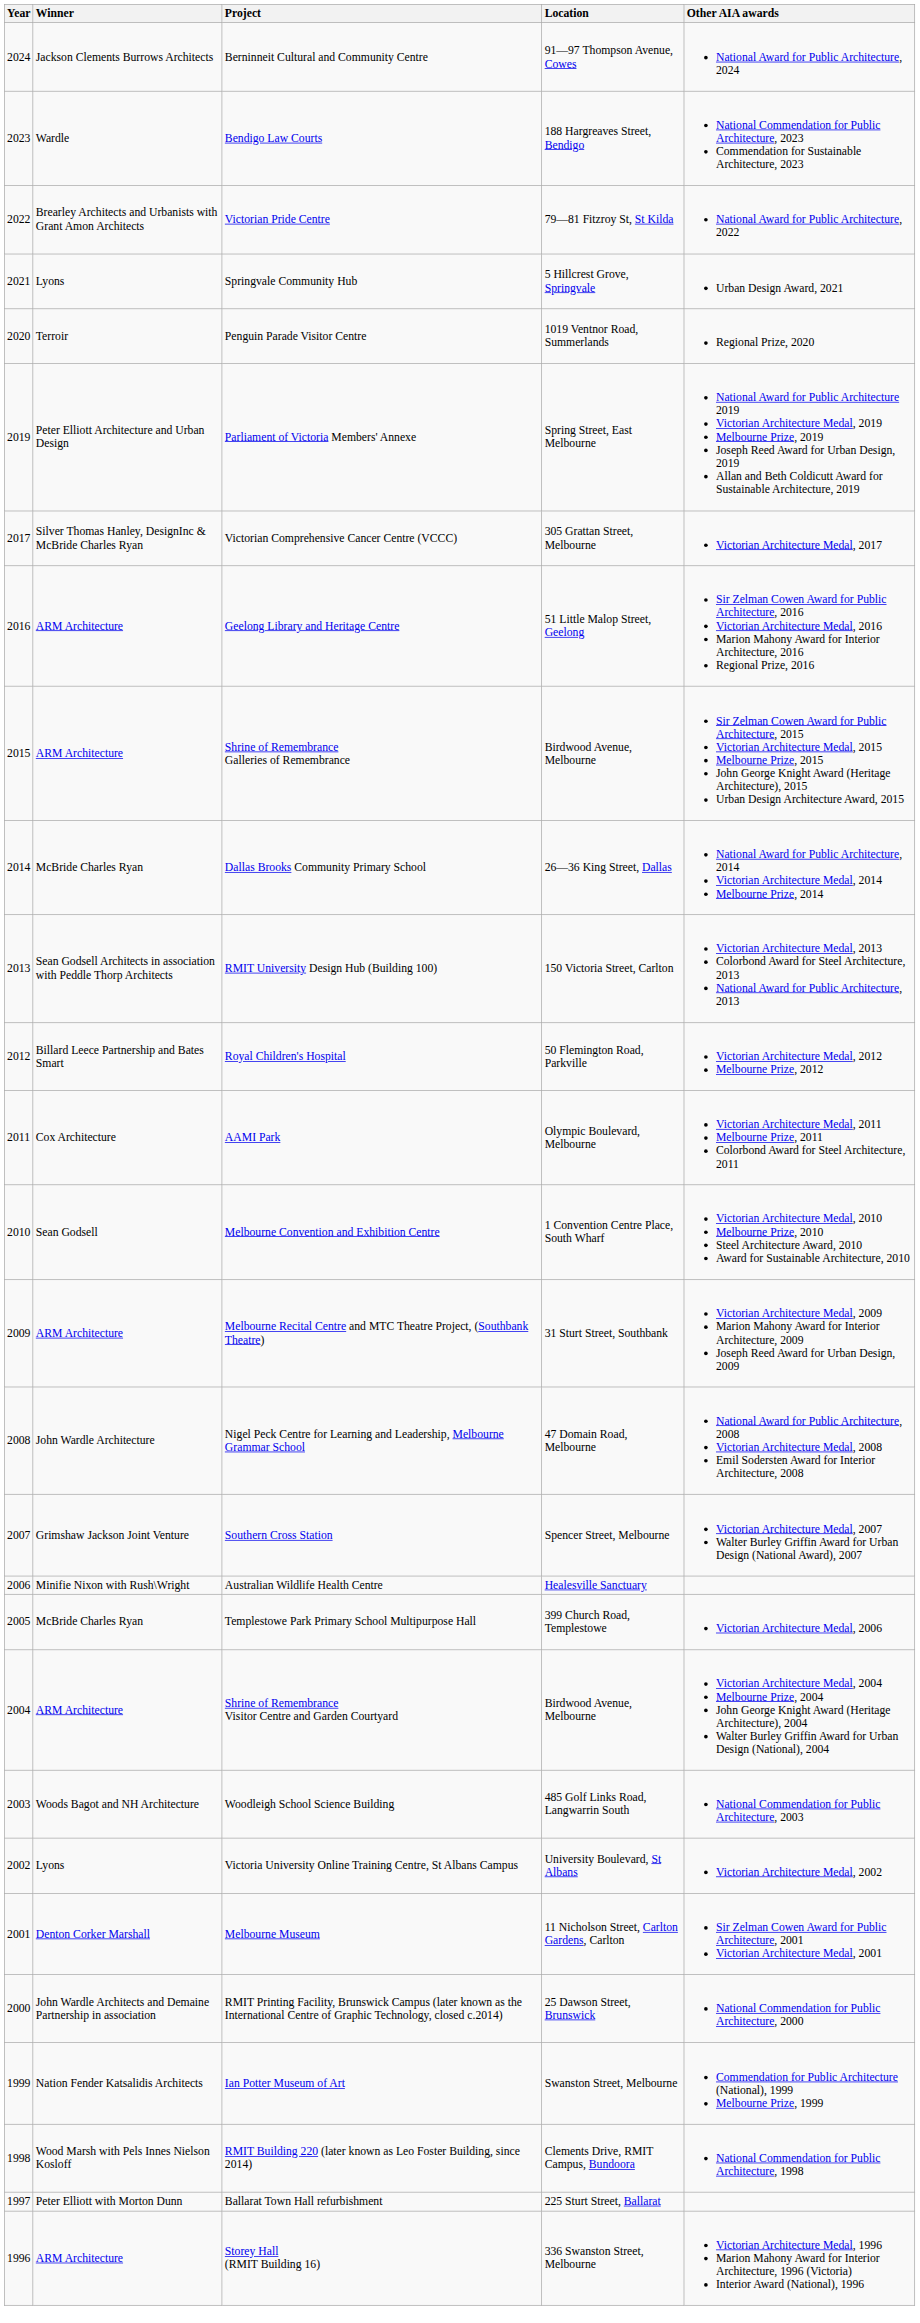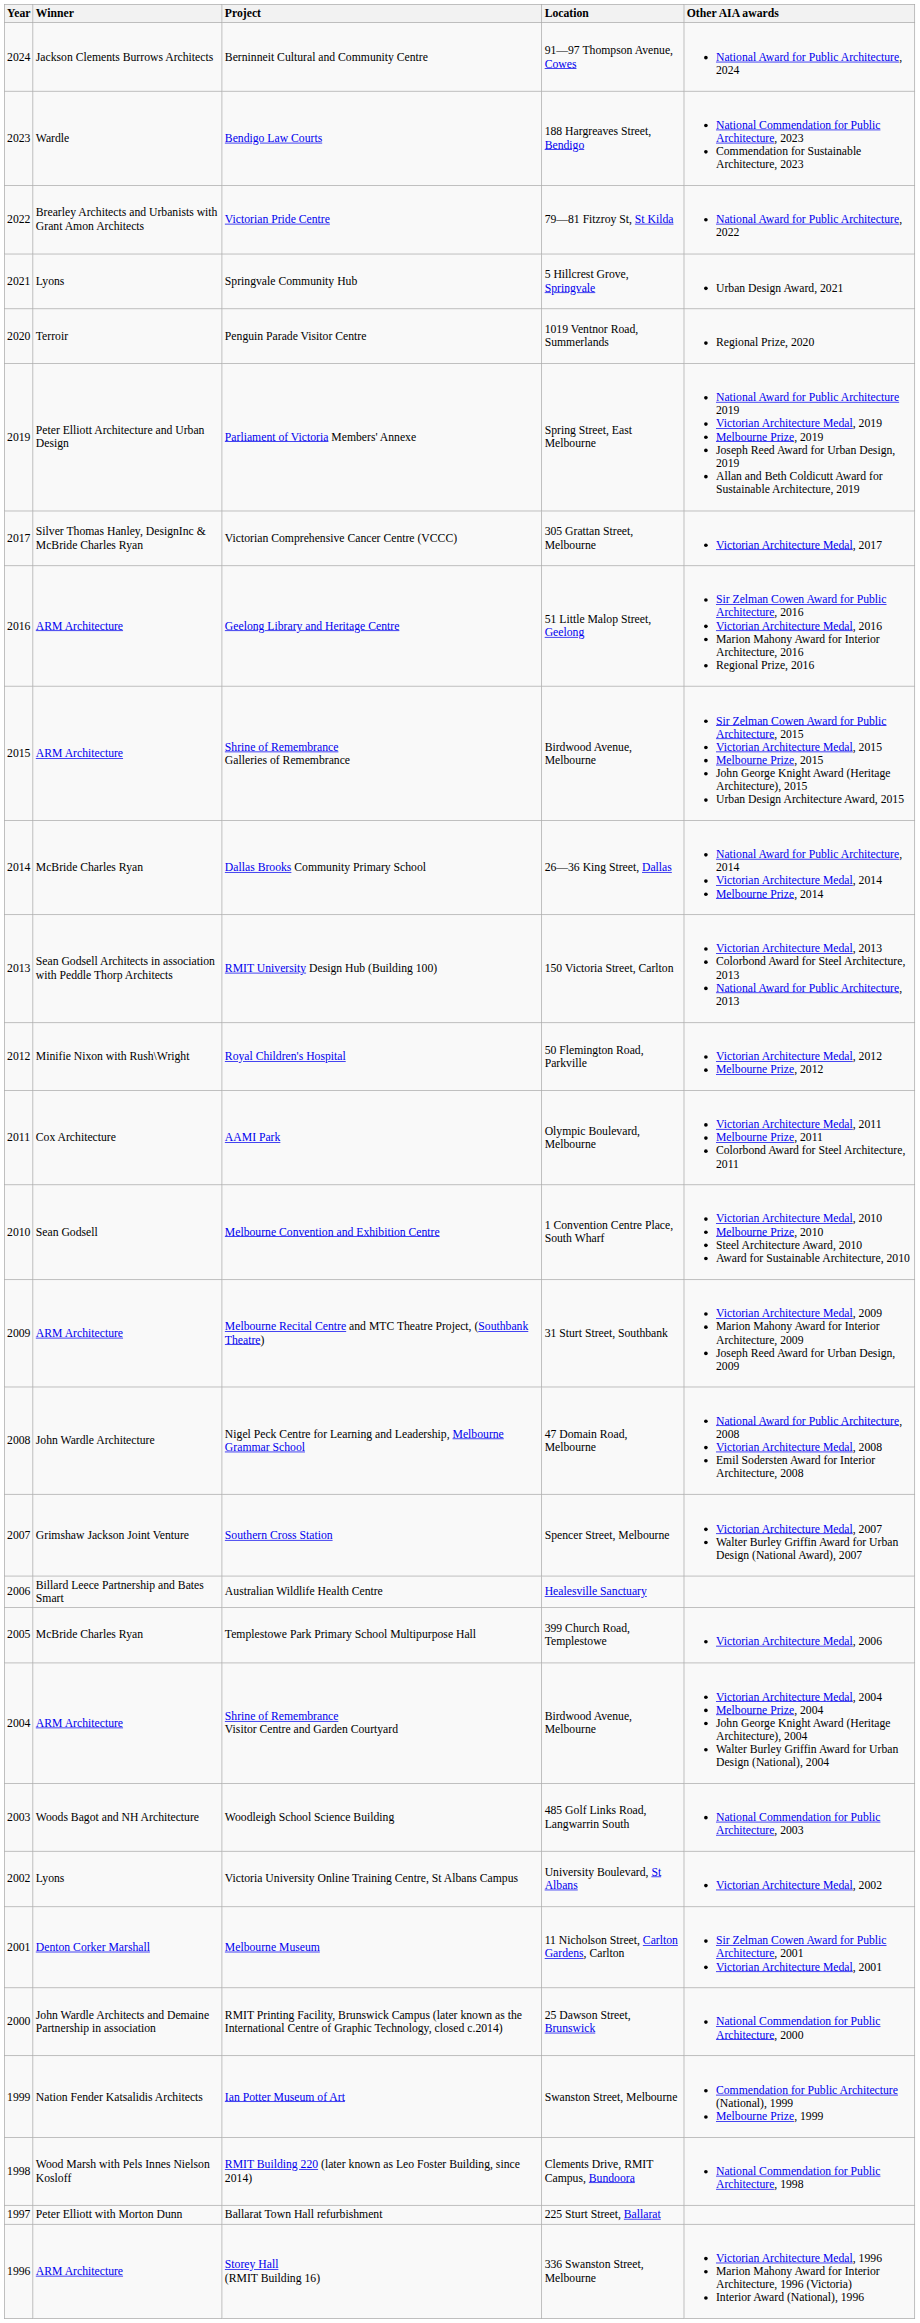(120, 1056) Billard Leece Partnership and Bates Smart -> (113, 1056) Minifie Nixon with Rush\Wright
(113, 1585) Minifie Nixon with Rush\Wright -> (120, 1591) Billard Leece Partnership and Bates Smart
